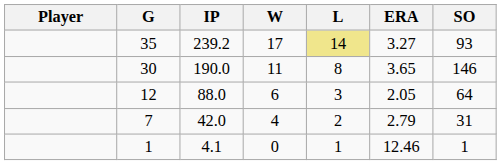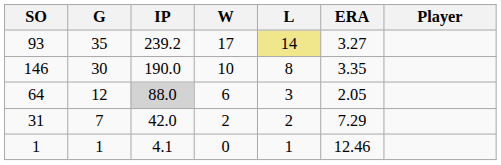columns swapped: (61, 17) <-> (464, 17)
(275, 69) 11 -> (226, 69) 10
(401, 69) 3.65 -> (352, 69) 3.35
(212, 95) no background -> (162, 95) lightgrey background
(275, 120) 4 -> (226, 120) 2
(401, 120) 2.79 -> (352, 120) 7.29
